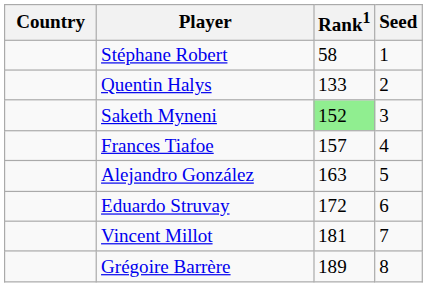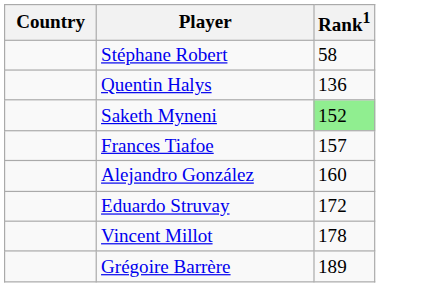- column: (398, 22)
(332, 85) 133 -> (332, 85) 136
(332, 175) 163 -> (332, 175) 160
(332, 236) 181 -> (332, 236) 178
